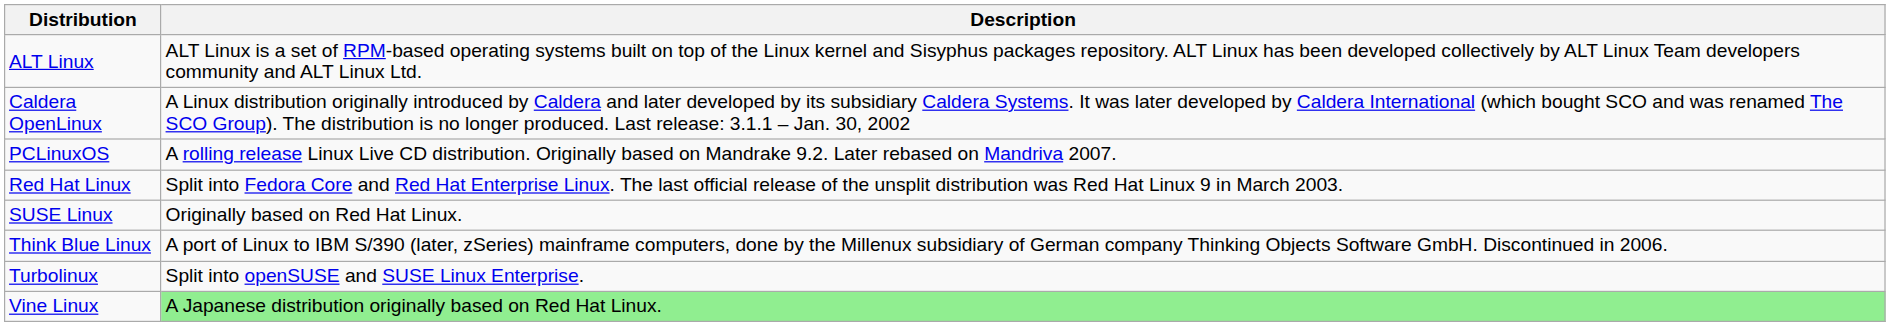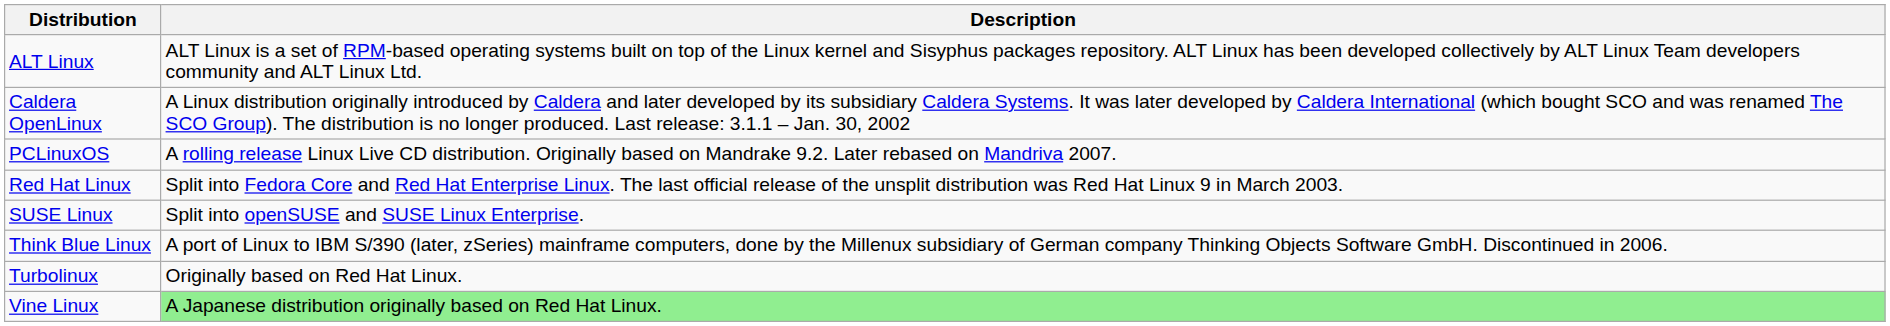(314, 215) Originally based on Red Hat Linux. -> (375, 215) Split into openSUSE and SUSE Linux Enterprise.
(375, 276) Split into openSUSE and SUSE Linux Enterprise. -> (314, 276) Originally based on Red Hat Linux.
